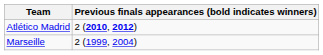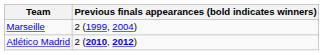rows swapped: (26, 42) <-> (38, 27)
